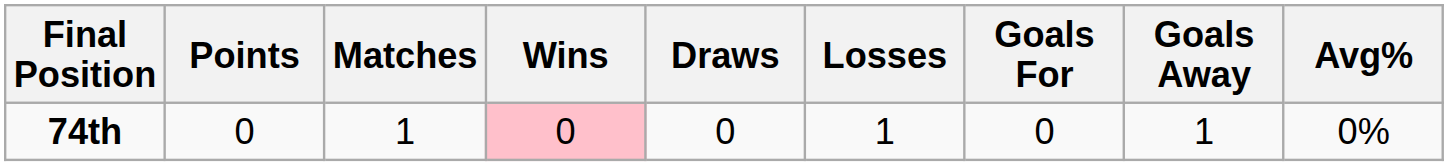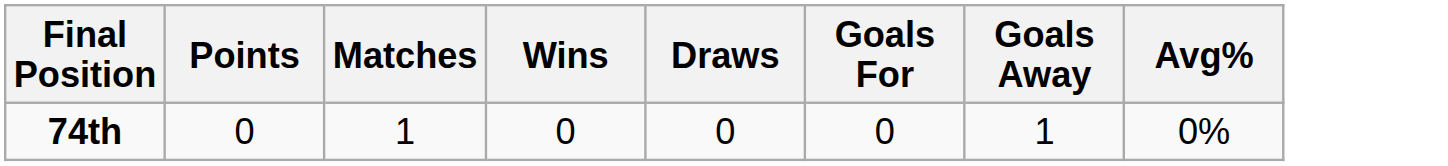- column: (885, 54)
(566, 132) pink background -> (566, 132) no background
